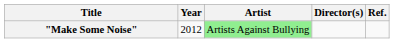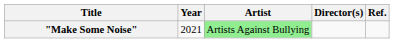(191, 29) 2012 -> (191, 29) 2021
